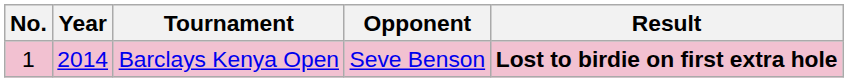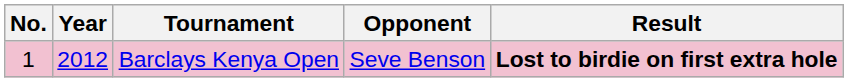(83, 59) 2014 -> (83, 59) 2012
